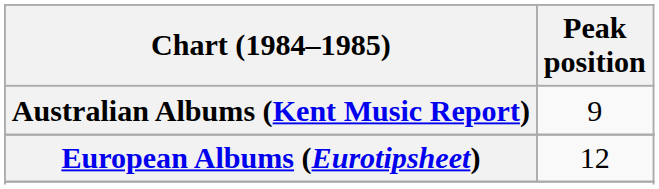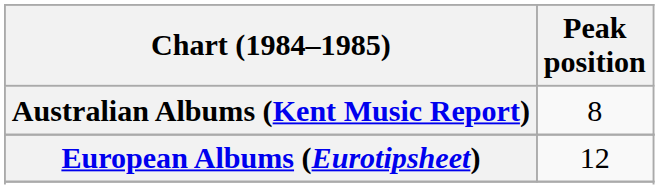(595, 109) 9 -> (595, 109) 8
